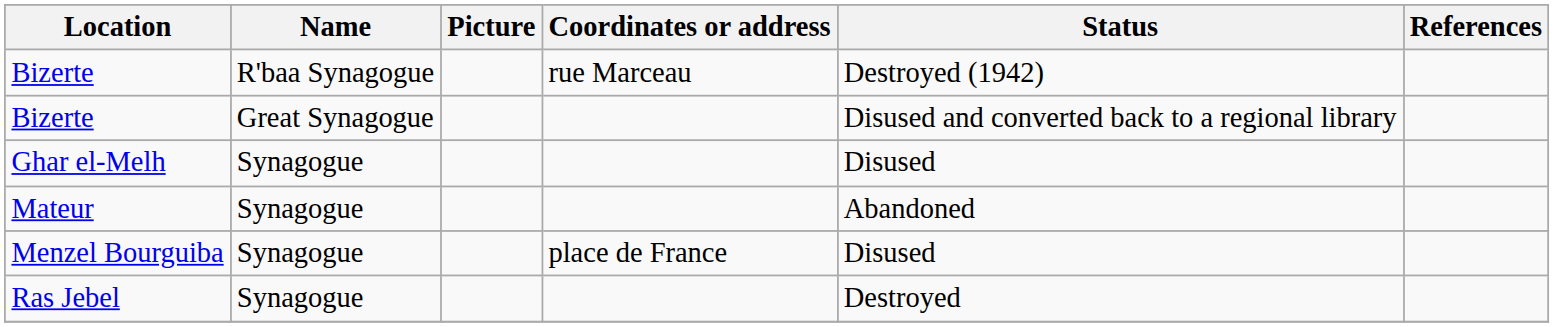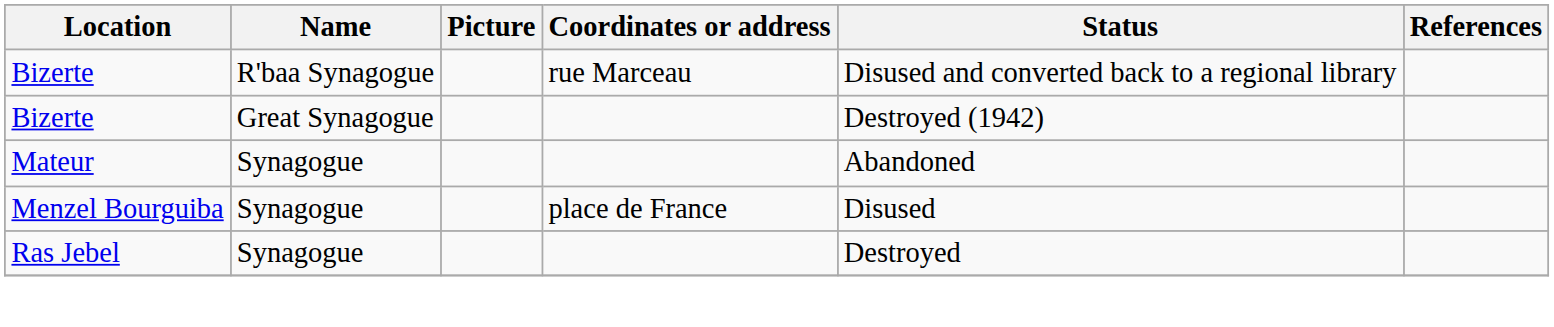(944, 72) Destroyed (1942) -> (1120, 72) Disused and converted back to a regional library
(1120, 117) Disused and converted back to a regional library -> (944, 117) Destroyed (1942)
- row: (89, 162)
